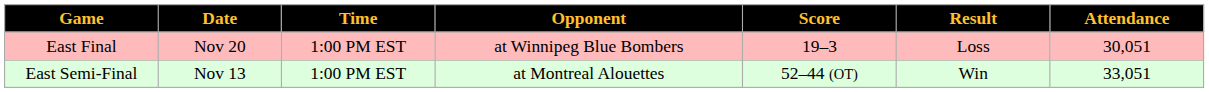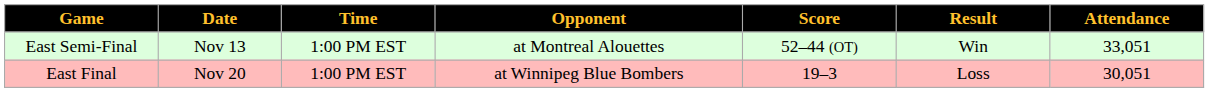rows swapped: (81, 73) <-> (81, 45)
